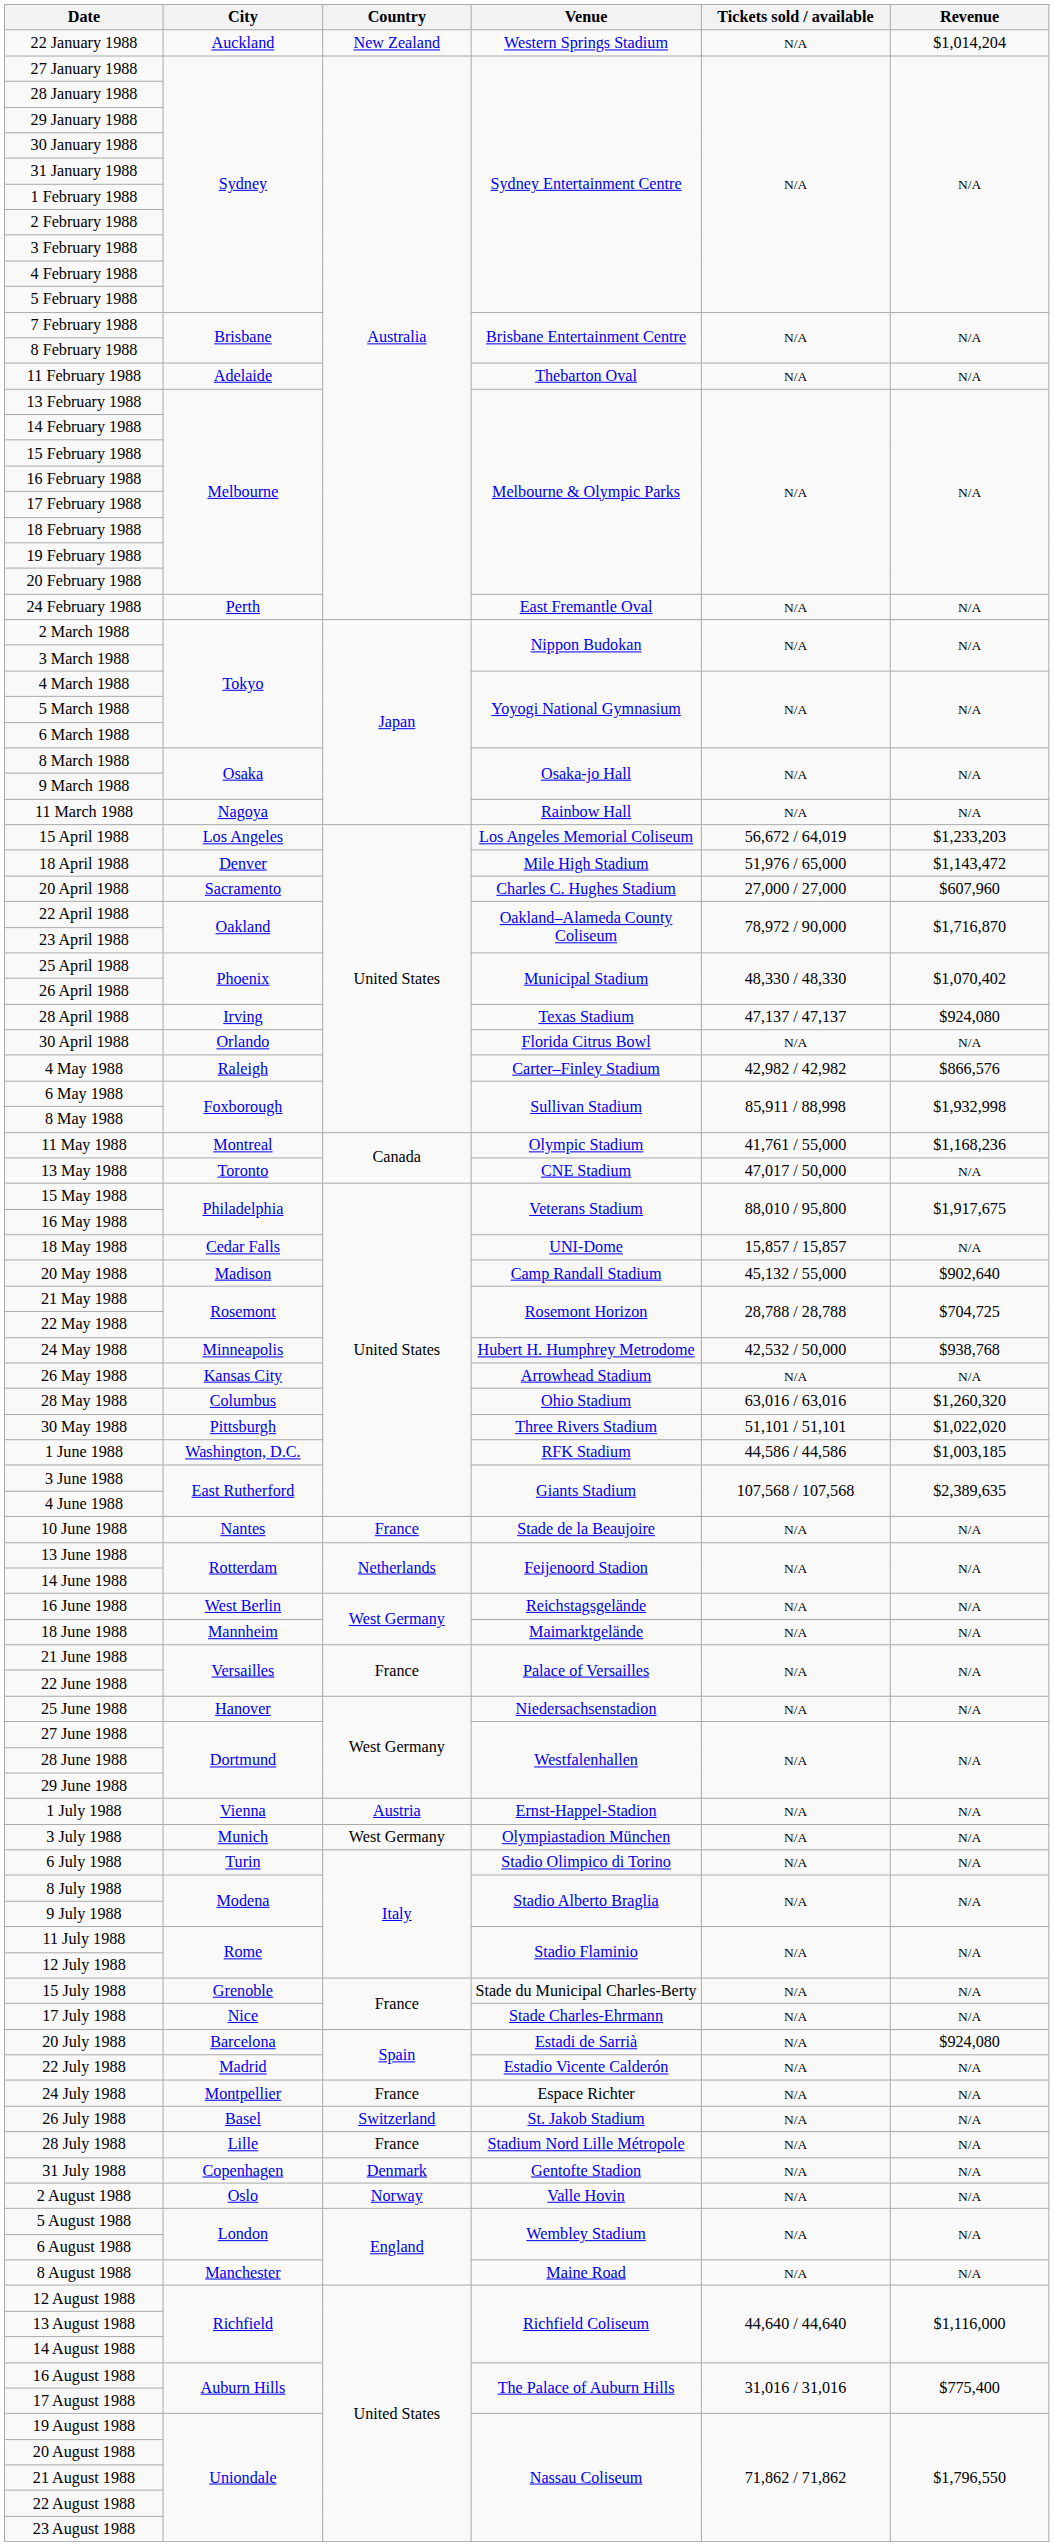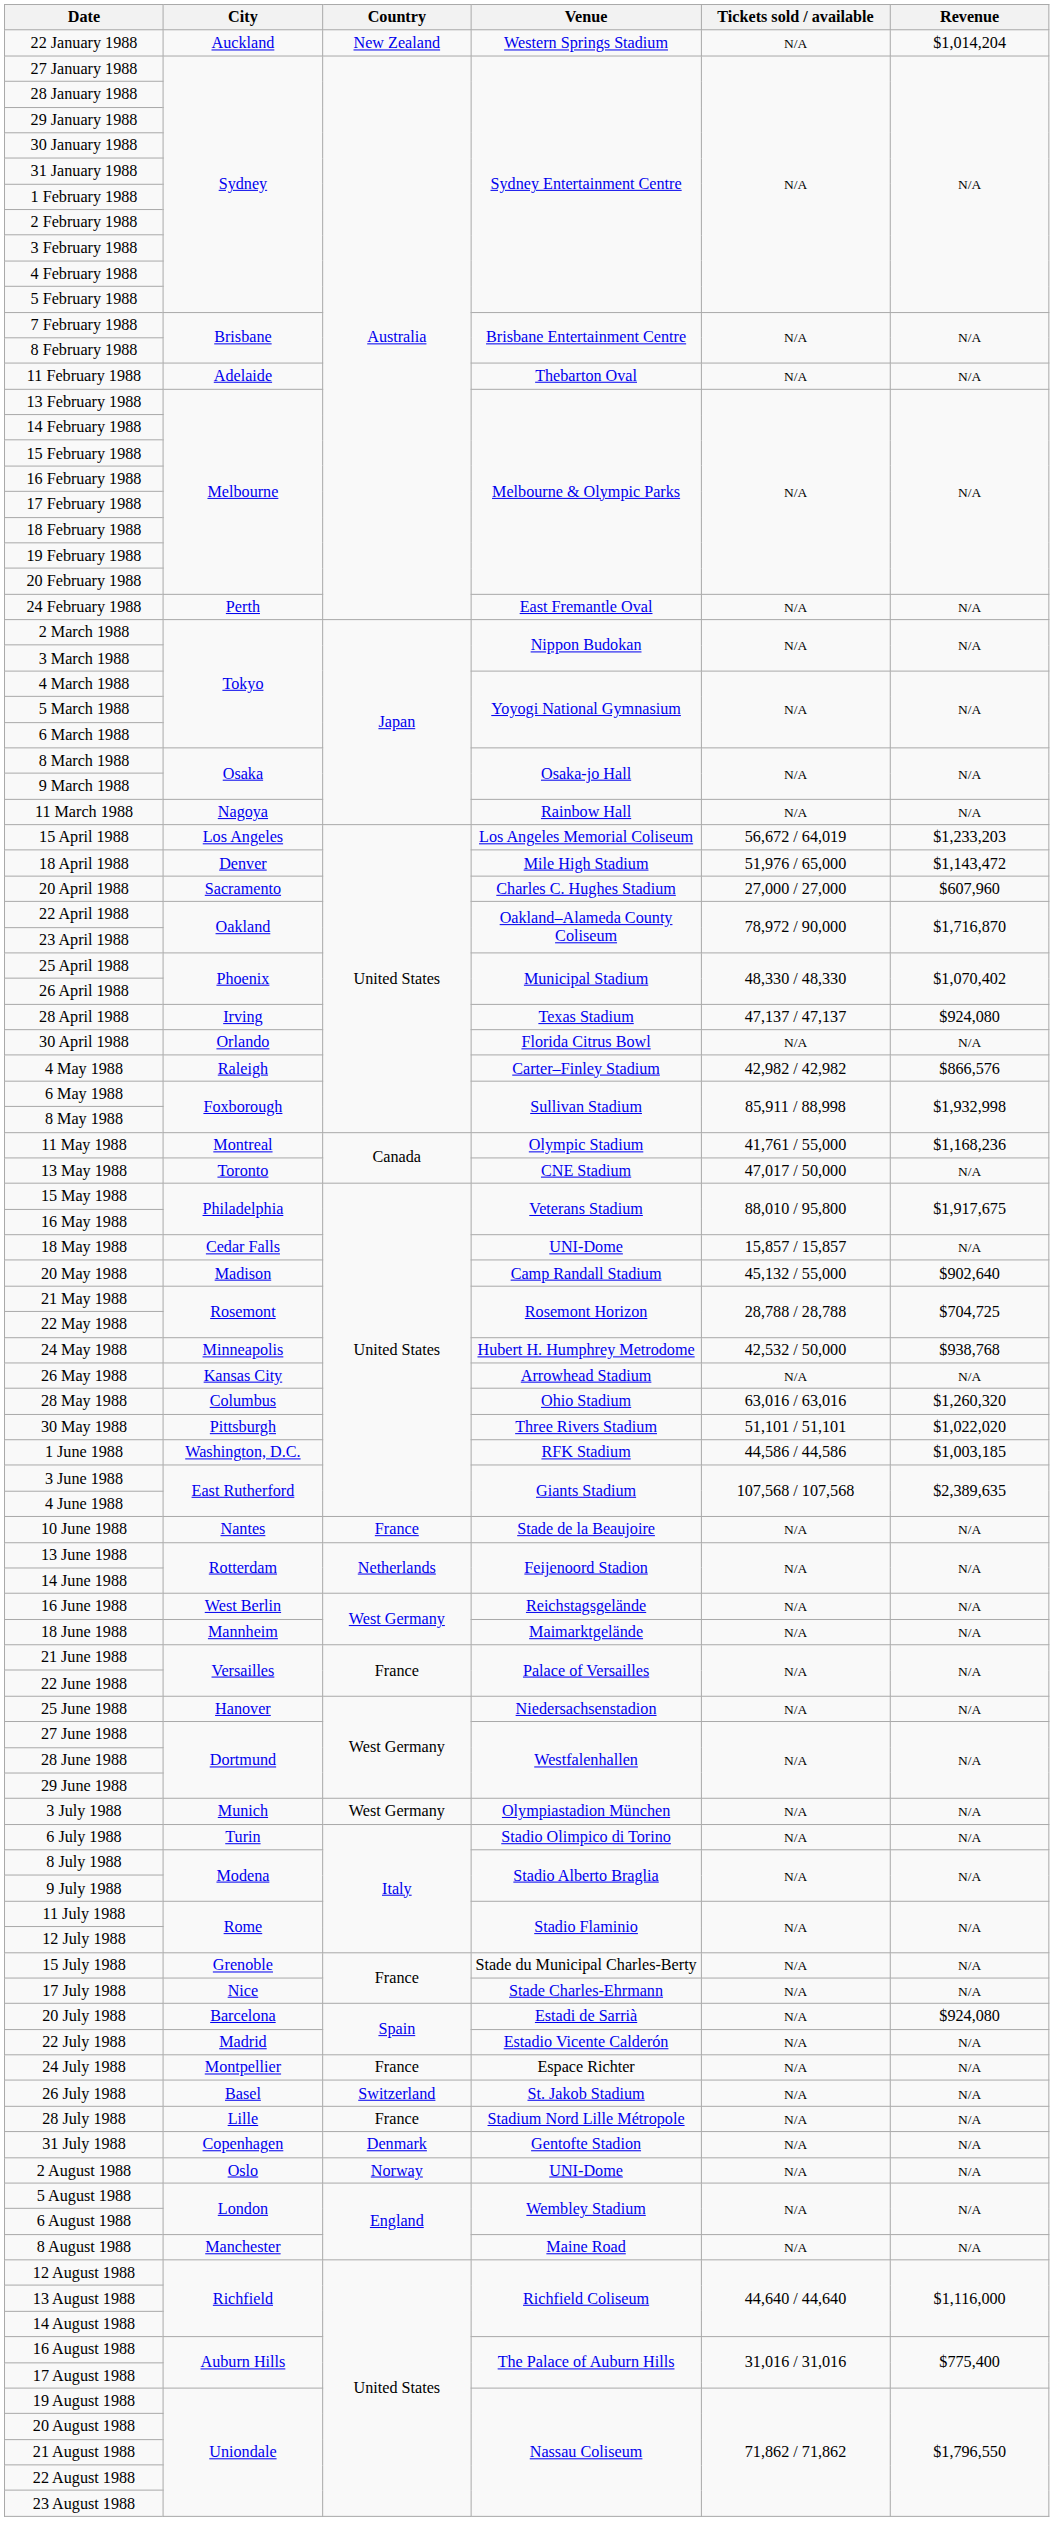- row: (84, 1811)
(586, 2195) Valle Hovin -> (586, 2170) UNI-Dome
